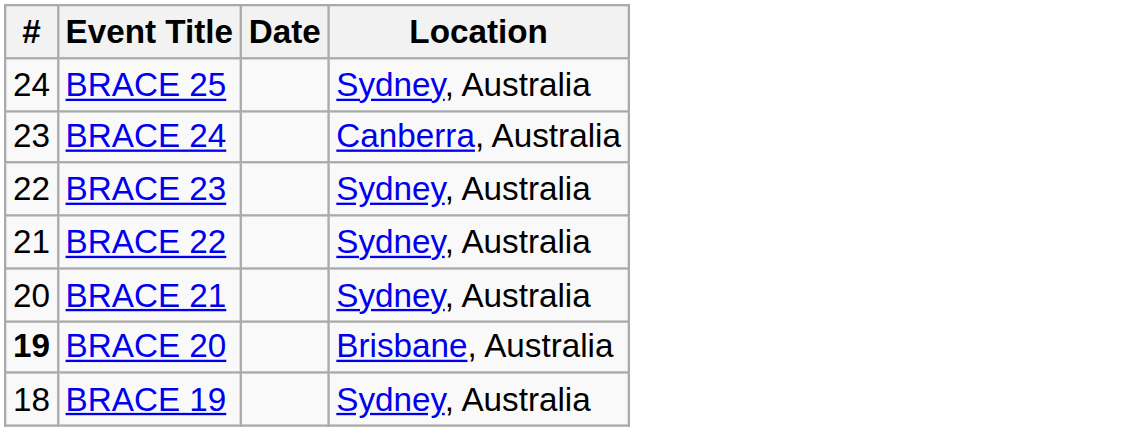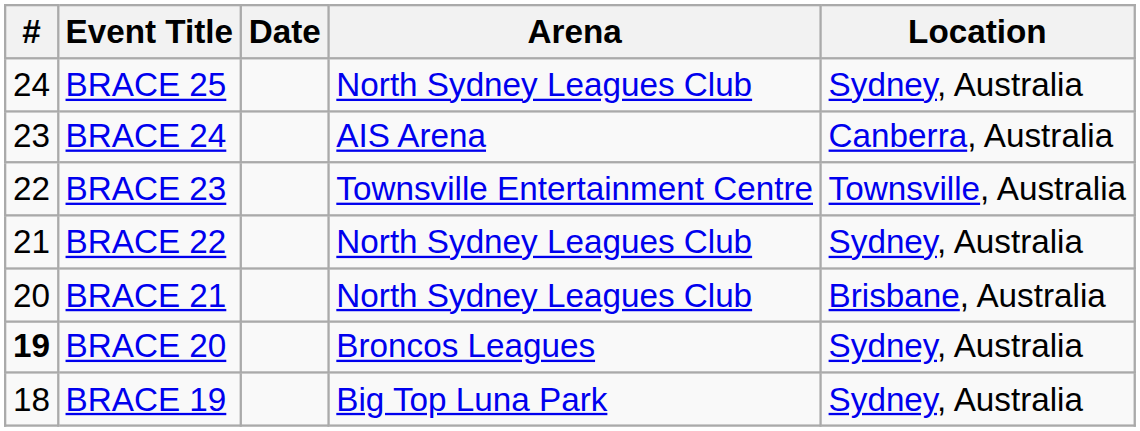+ column: (575, 32)
(464, 189) Sydney, Australia -> (977, 189) Townsville, Australia
(464, 295) Sydney, Australia -> (967, 295) Brisbane, Australia
(475, 347) Brisbane, Australia -> (956, 347) Sydney, Australia
